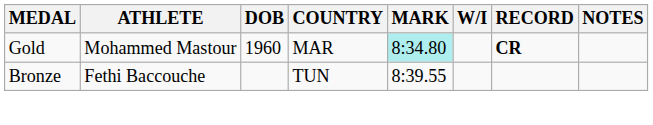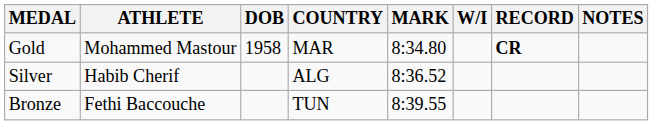(263, 47) 1960 -> (263, 47) 1958
(419, 47) paleturquoise background -> (419, 47) no background
+ row: (30, 76)
